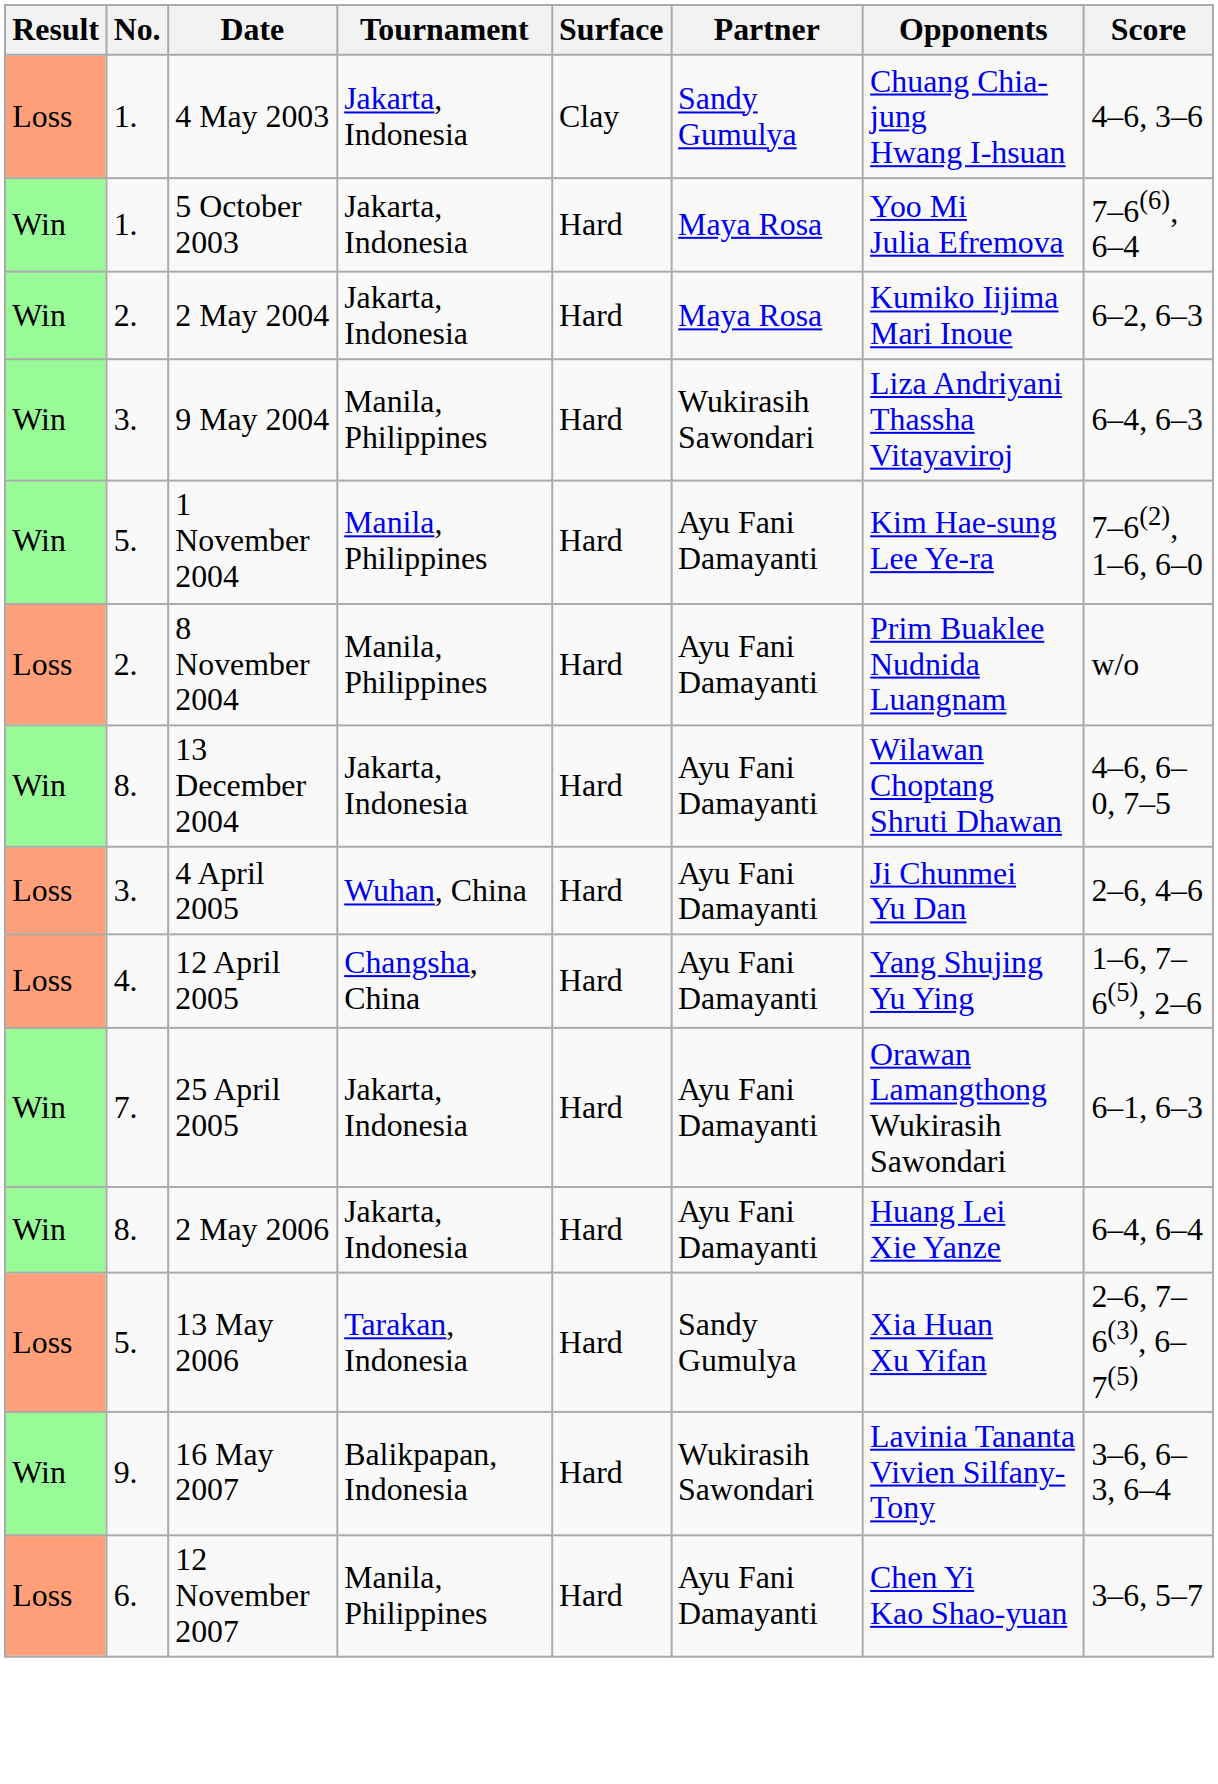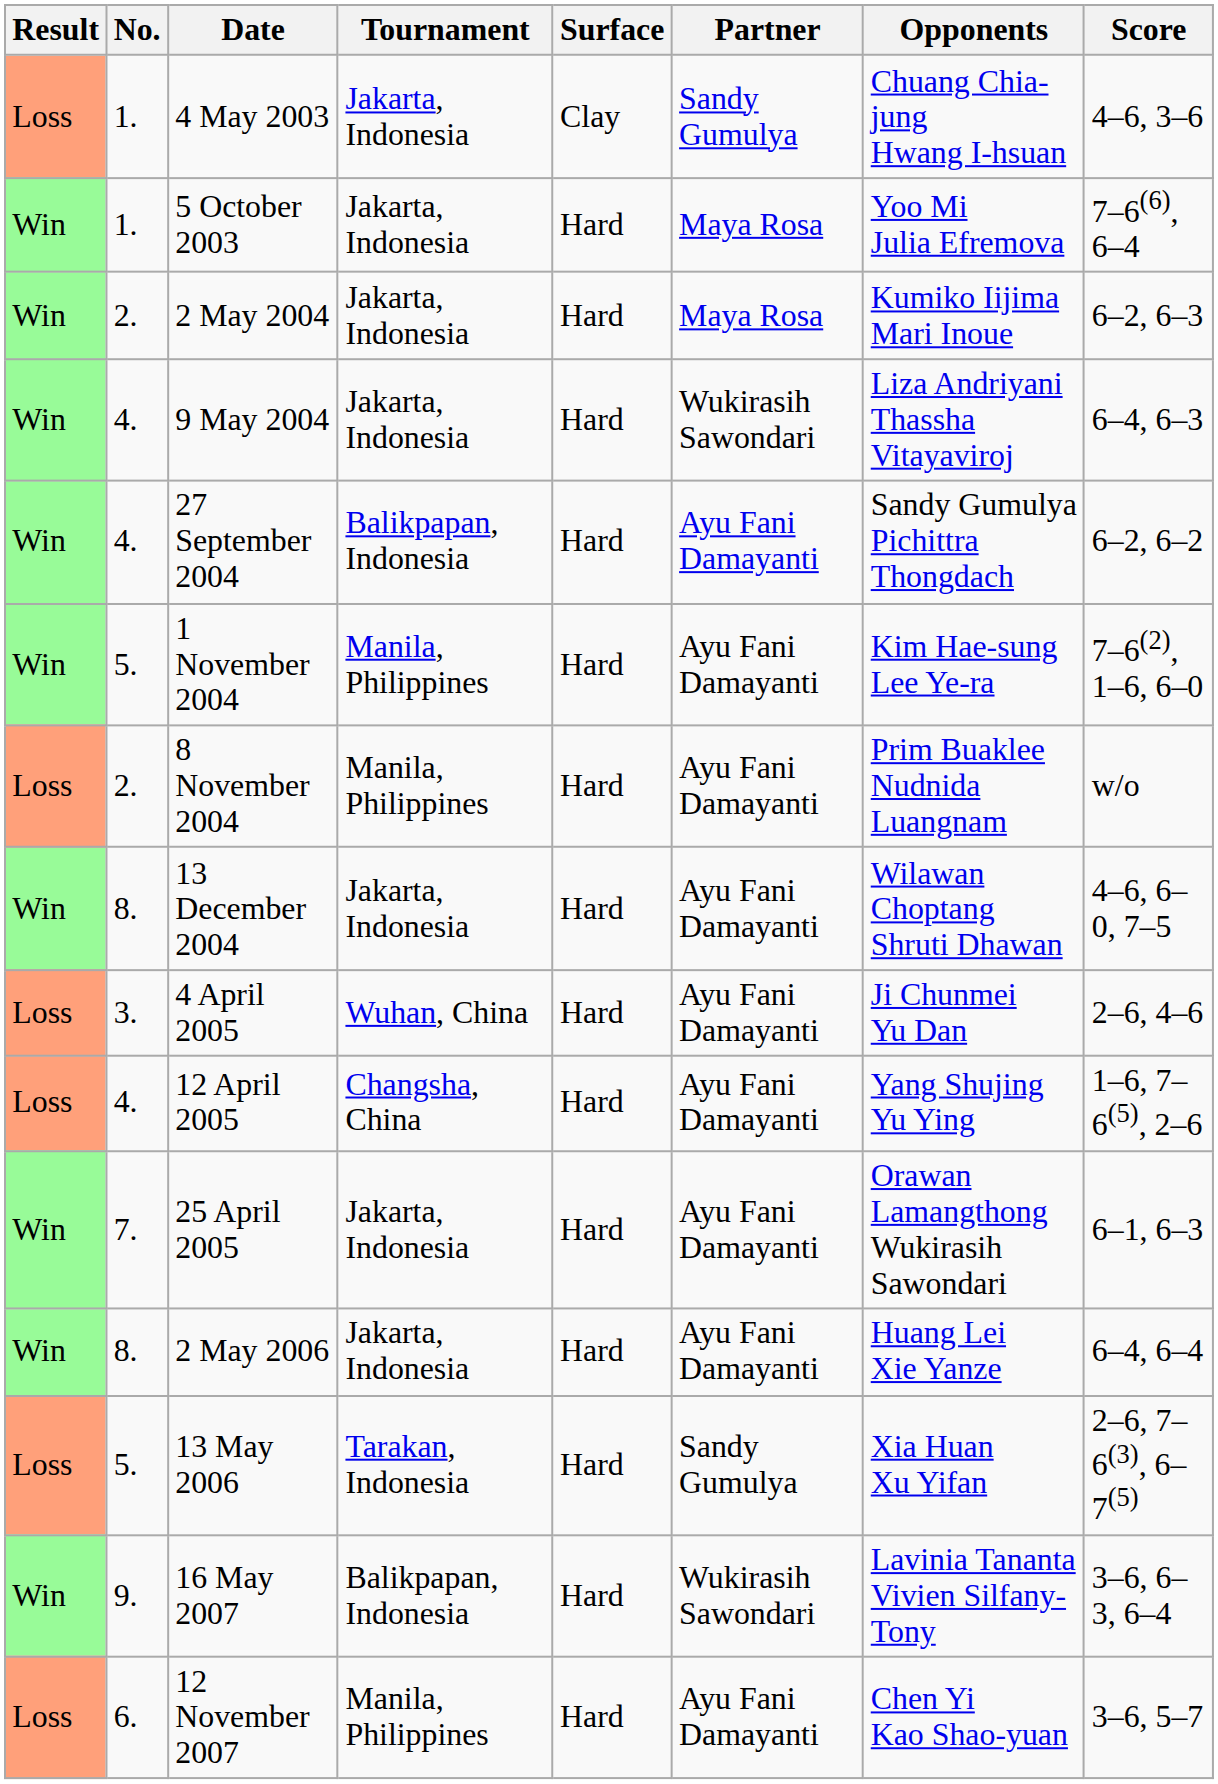(126, 419) 3. -> (126, 419) 4.
(416, 419) Manila, Philippines -> (407, 419) Jakarta, Indonesia
+ row: (243, 541)
